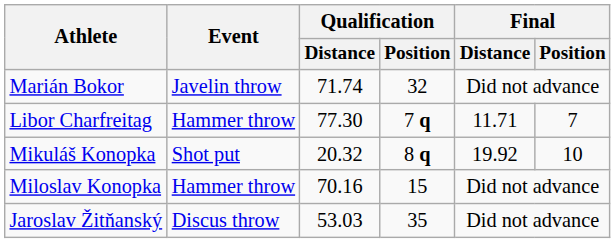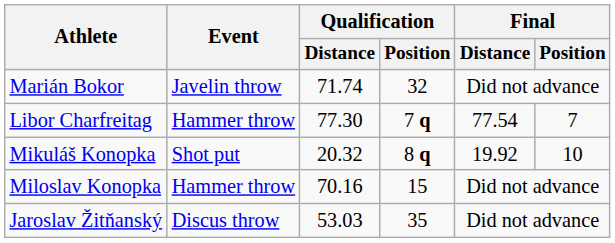(495, 120) 11.71 -> (495, 120) 77.54
